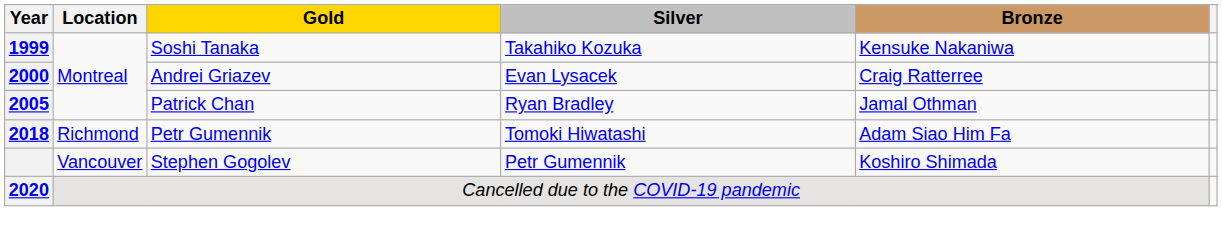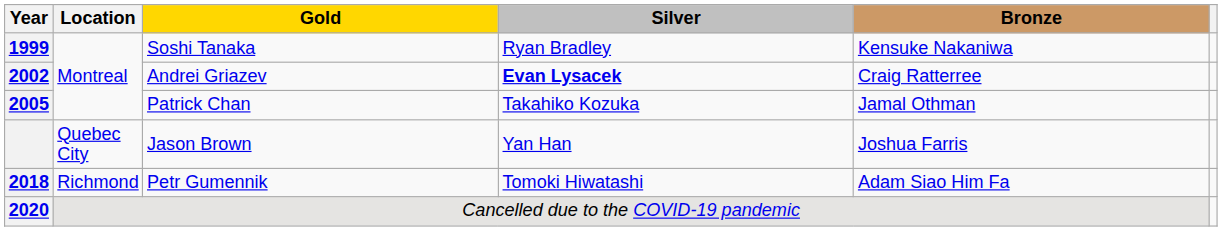(573, 47) Takahiko Kozuka -> (557, 47) Ryan Bradley
(29, 76) 2000 -> (29, 76) 2002
(561, 76) normal -> (562, 76) bold
(559, 104) Ryan Bradley -> (571, 104) Takahiko Kozuka
+ row: (199, 143)
- row: (221, 162)
